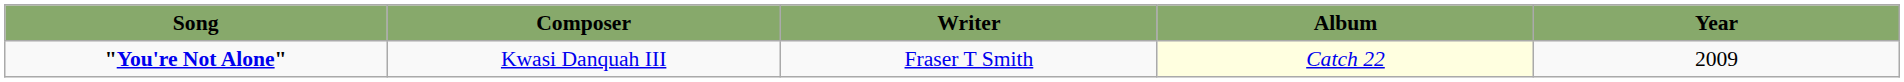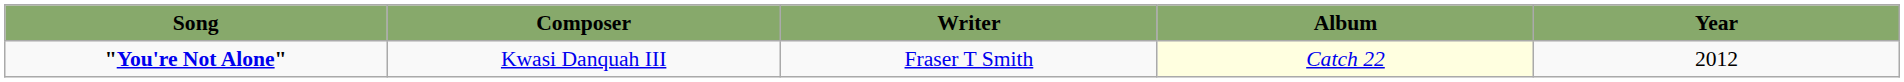(1717, 57) 2009 -> (1717, 57) 2012
